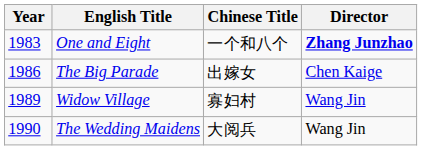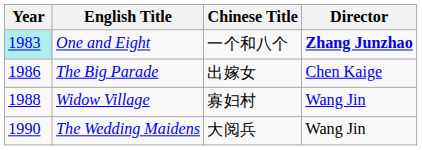(24, 42) no background -> (24, 42) paleturquoise background
(24, 100) 1989 -> (24, 100) 1988
